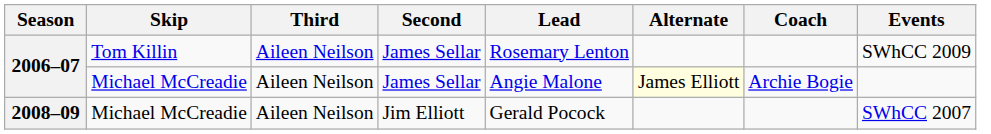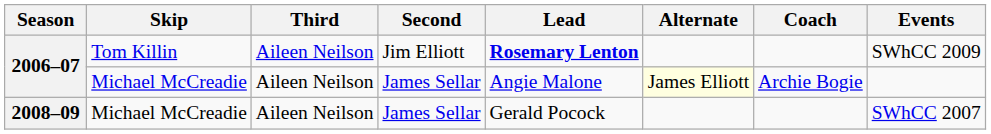(432, 50) James Sellar -> (423, 50) Jim Elliott
(559, 50) normal -> (564, 50) bold
(423, 112) Jim Elliott -> (432, 112) James Sellar
